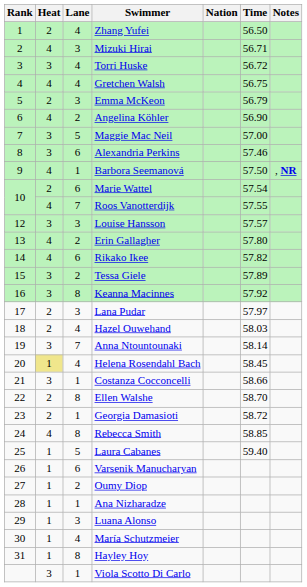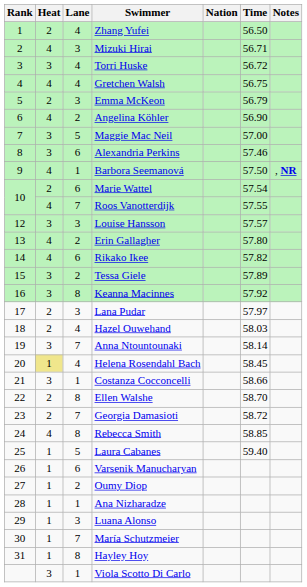(77, 415) 1 -> (77, 415) 7
(77, 538) 4 -> (77, 538) 7
